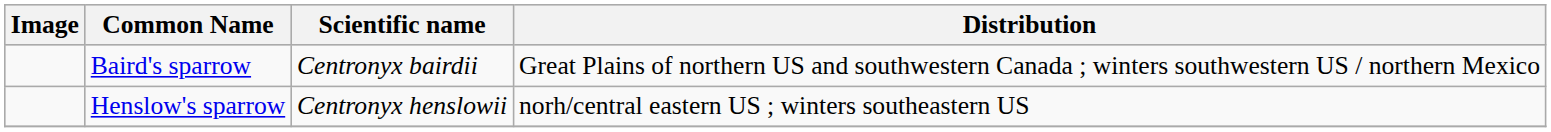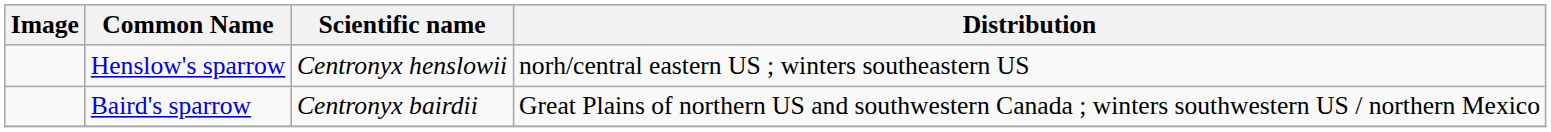rows swapped: (188, 106) <-> (171, 65)
